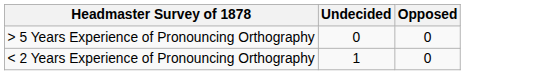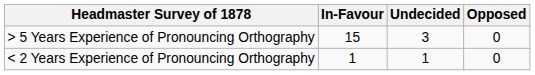+ column: (352, 15)
(356, 37) 0 -> (425, 37) 3
